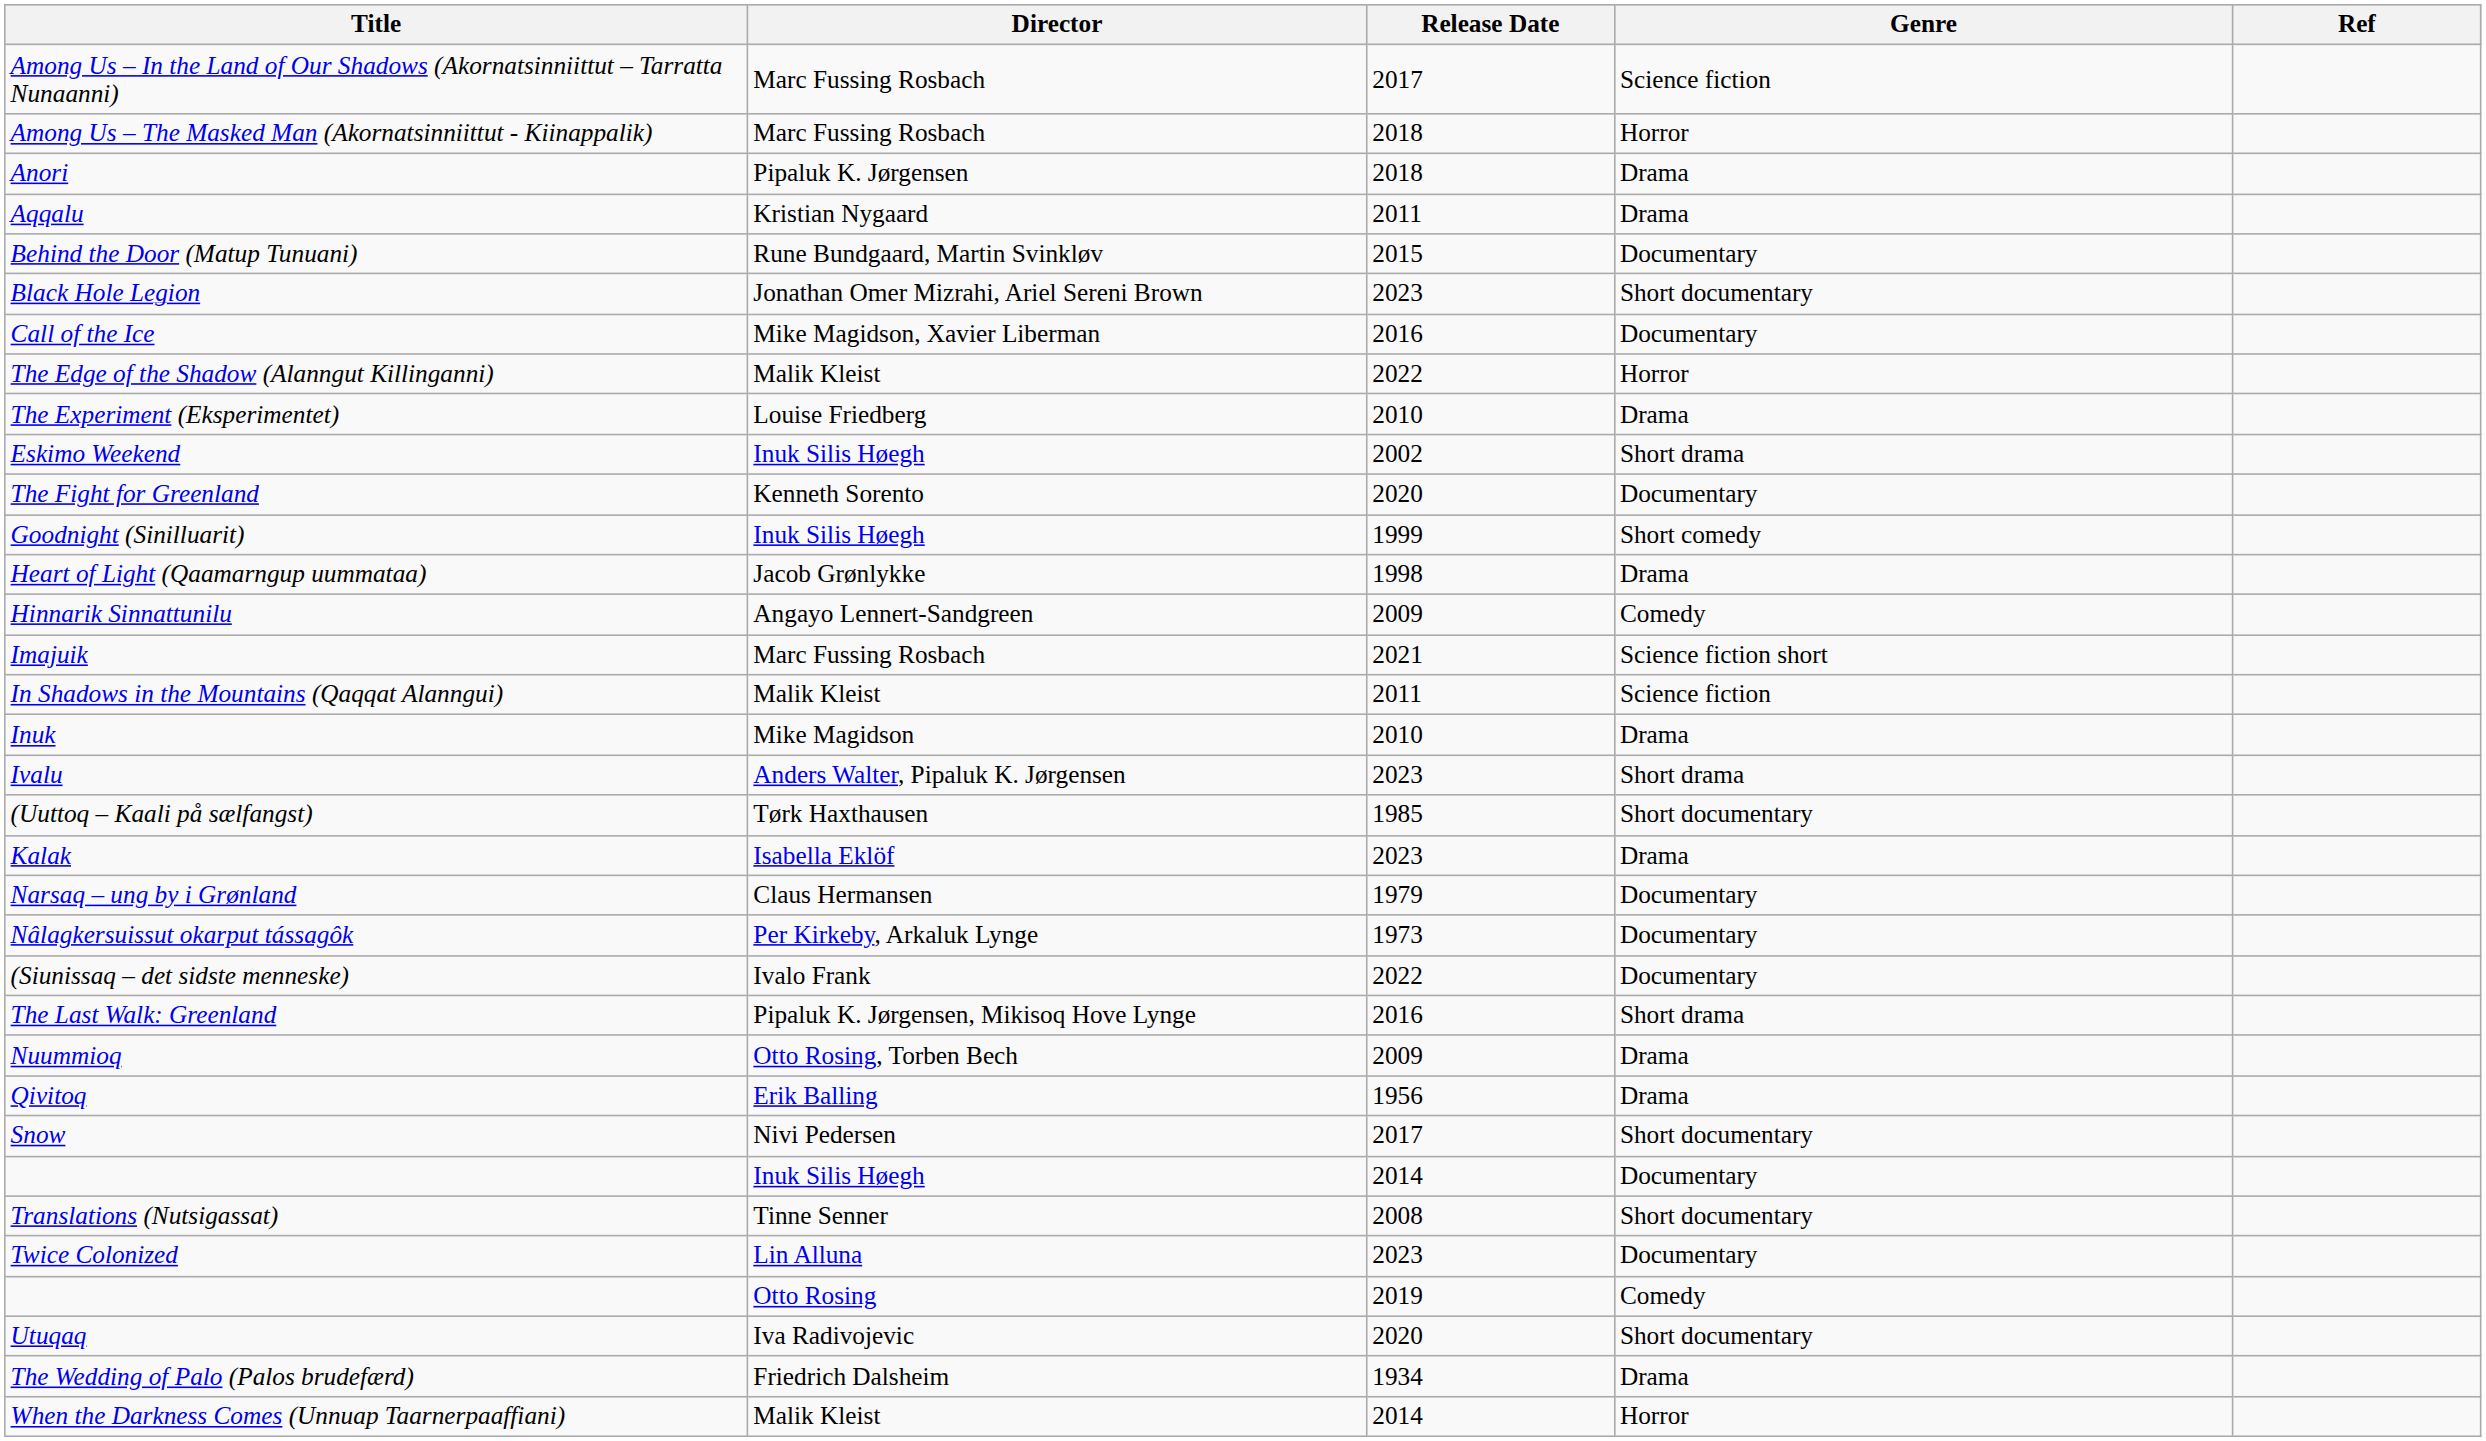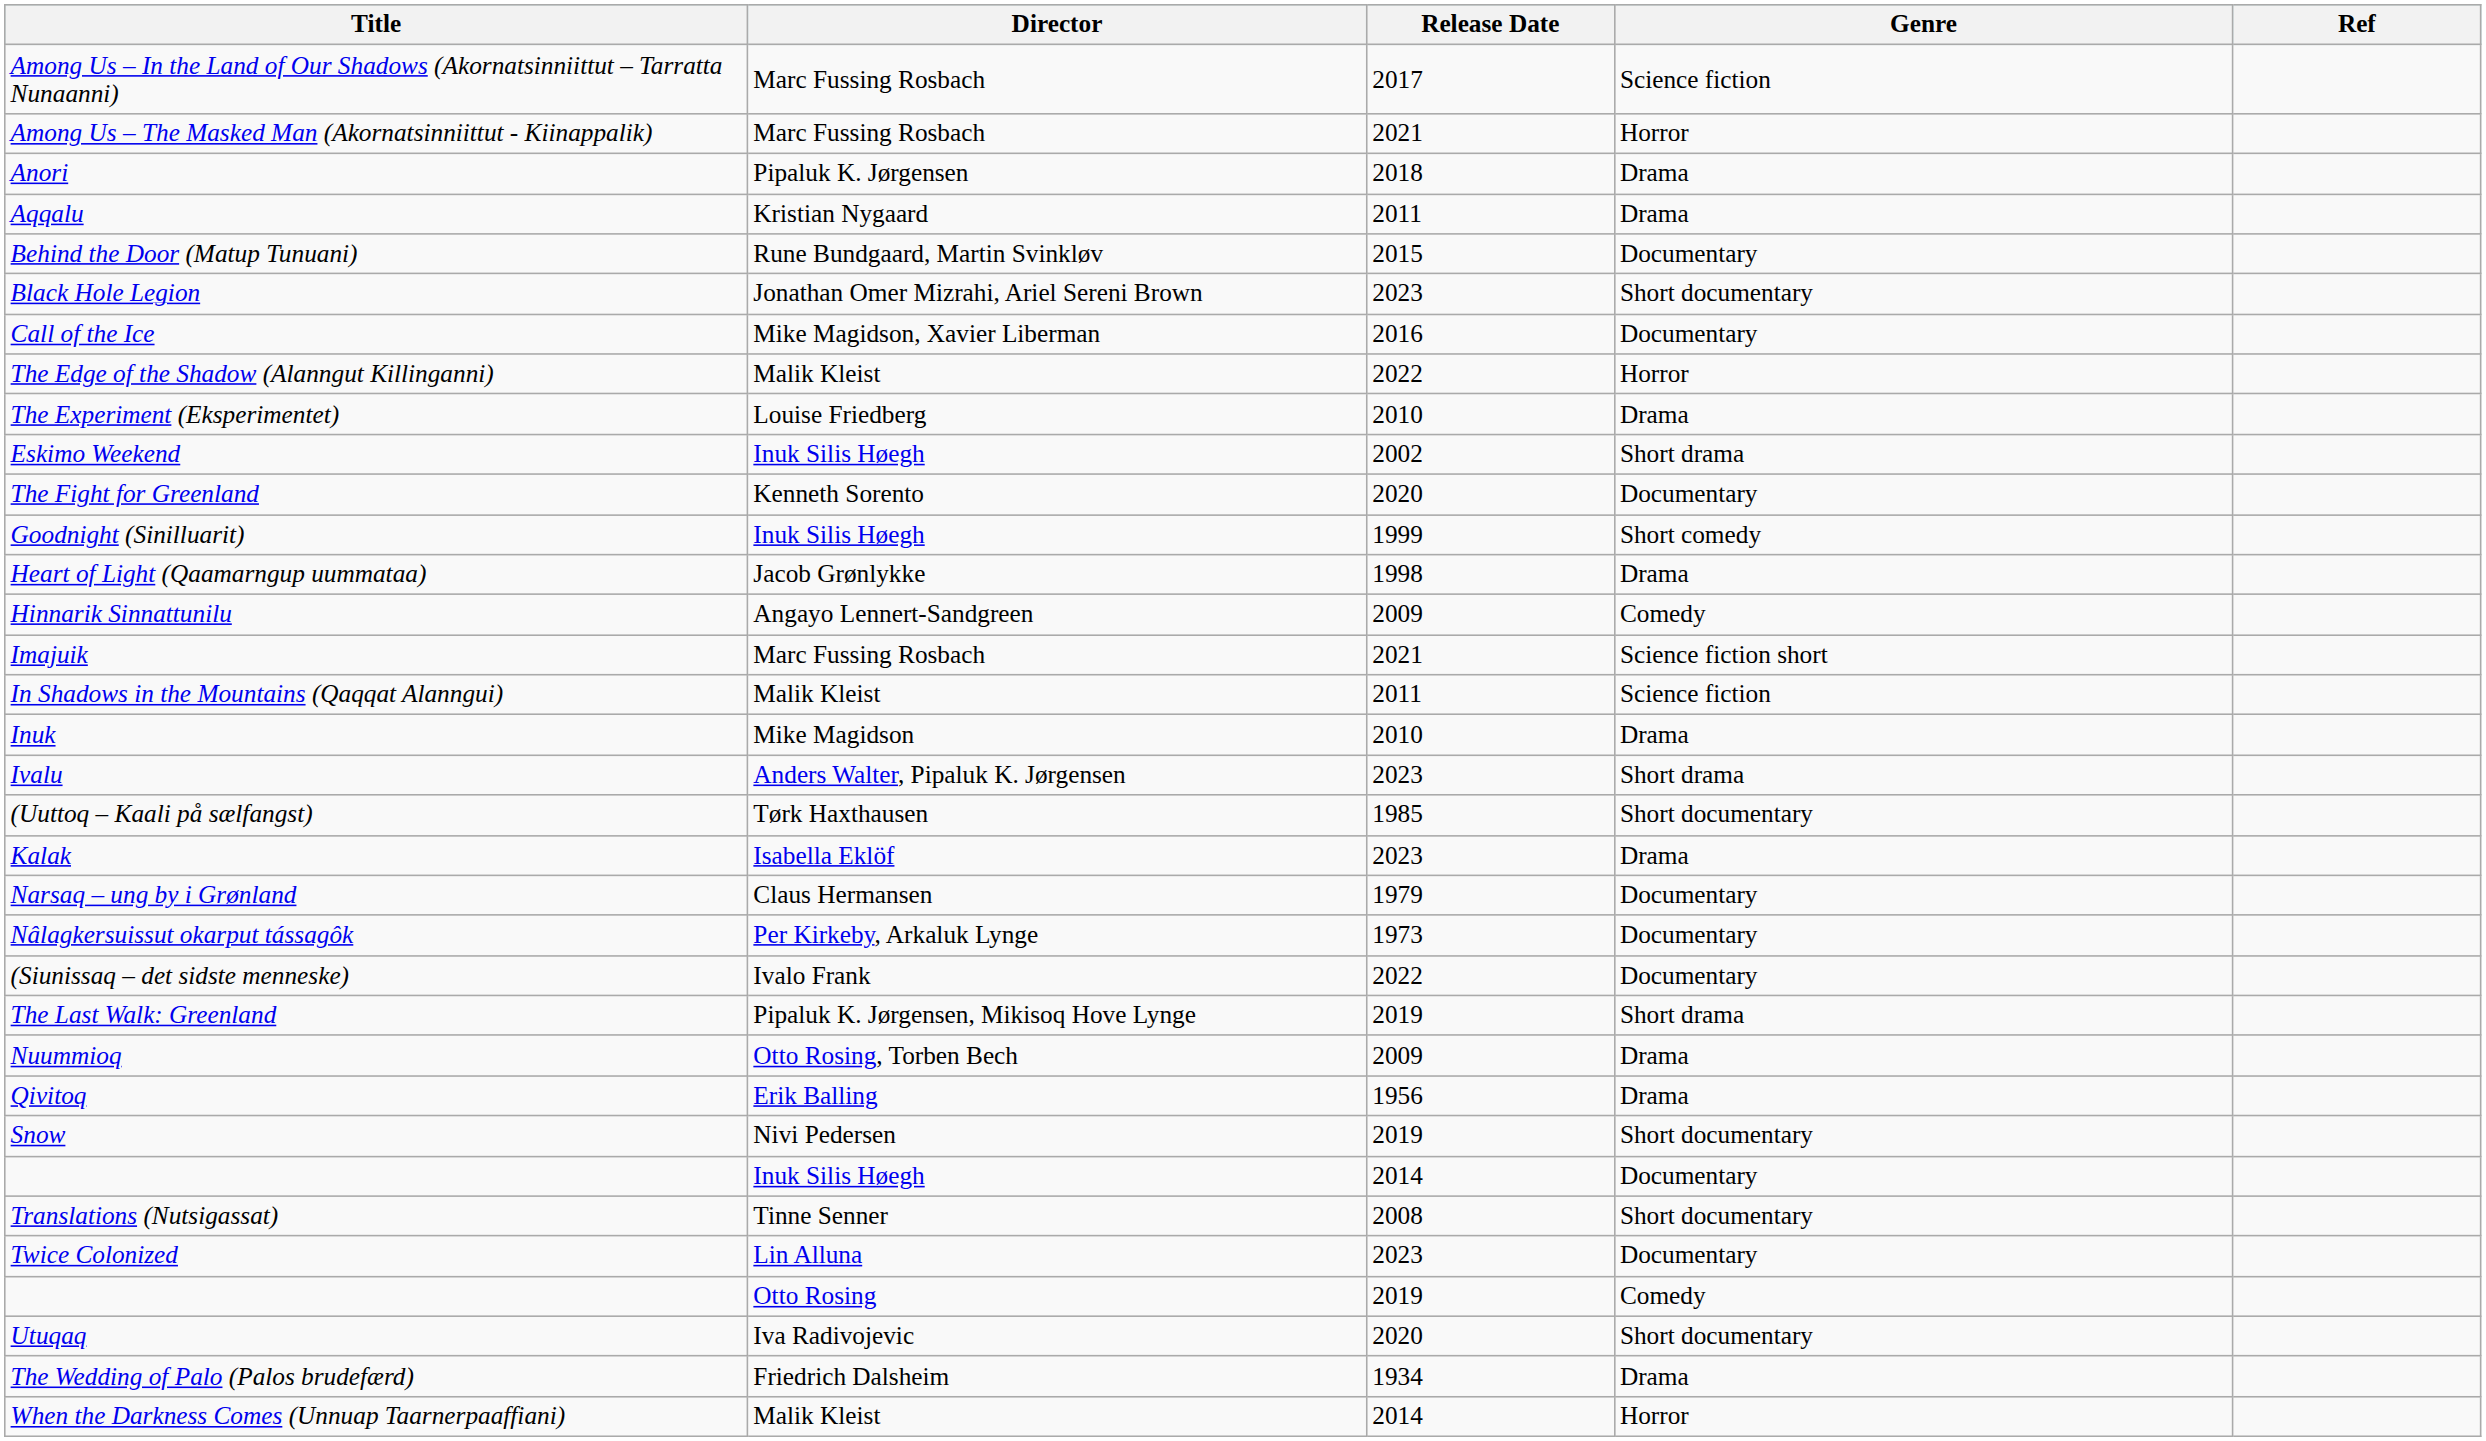(1398, 133) 2018 -> (1398, 133) 2021
(1398, 1015) 2016 -> (1398, 1015) 2019
(1398, 1135) 2017 -> (1398, 1135) 2019
